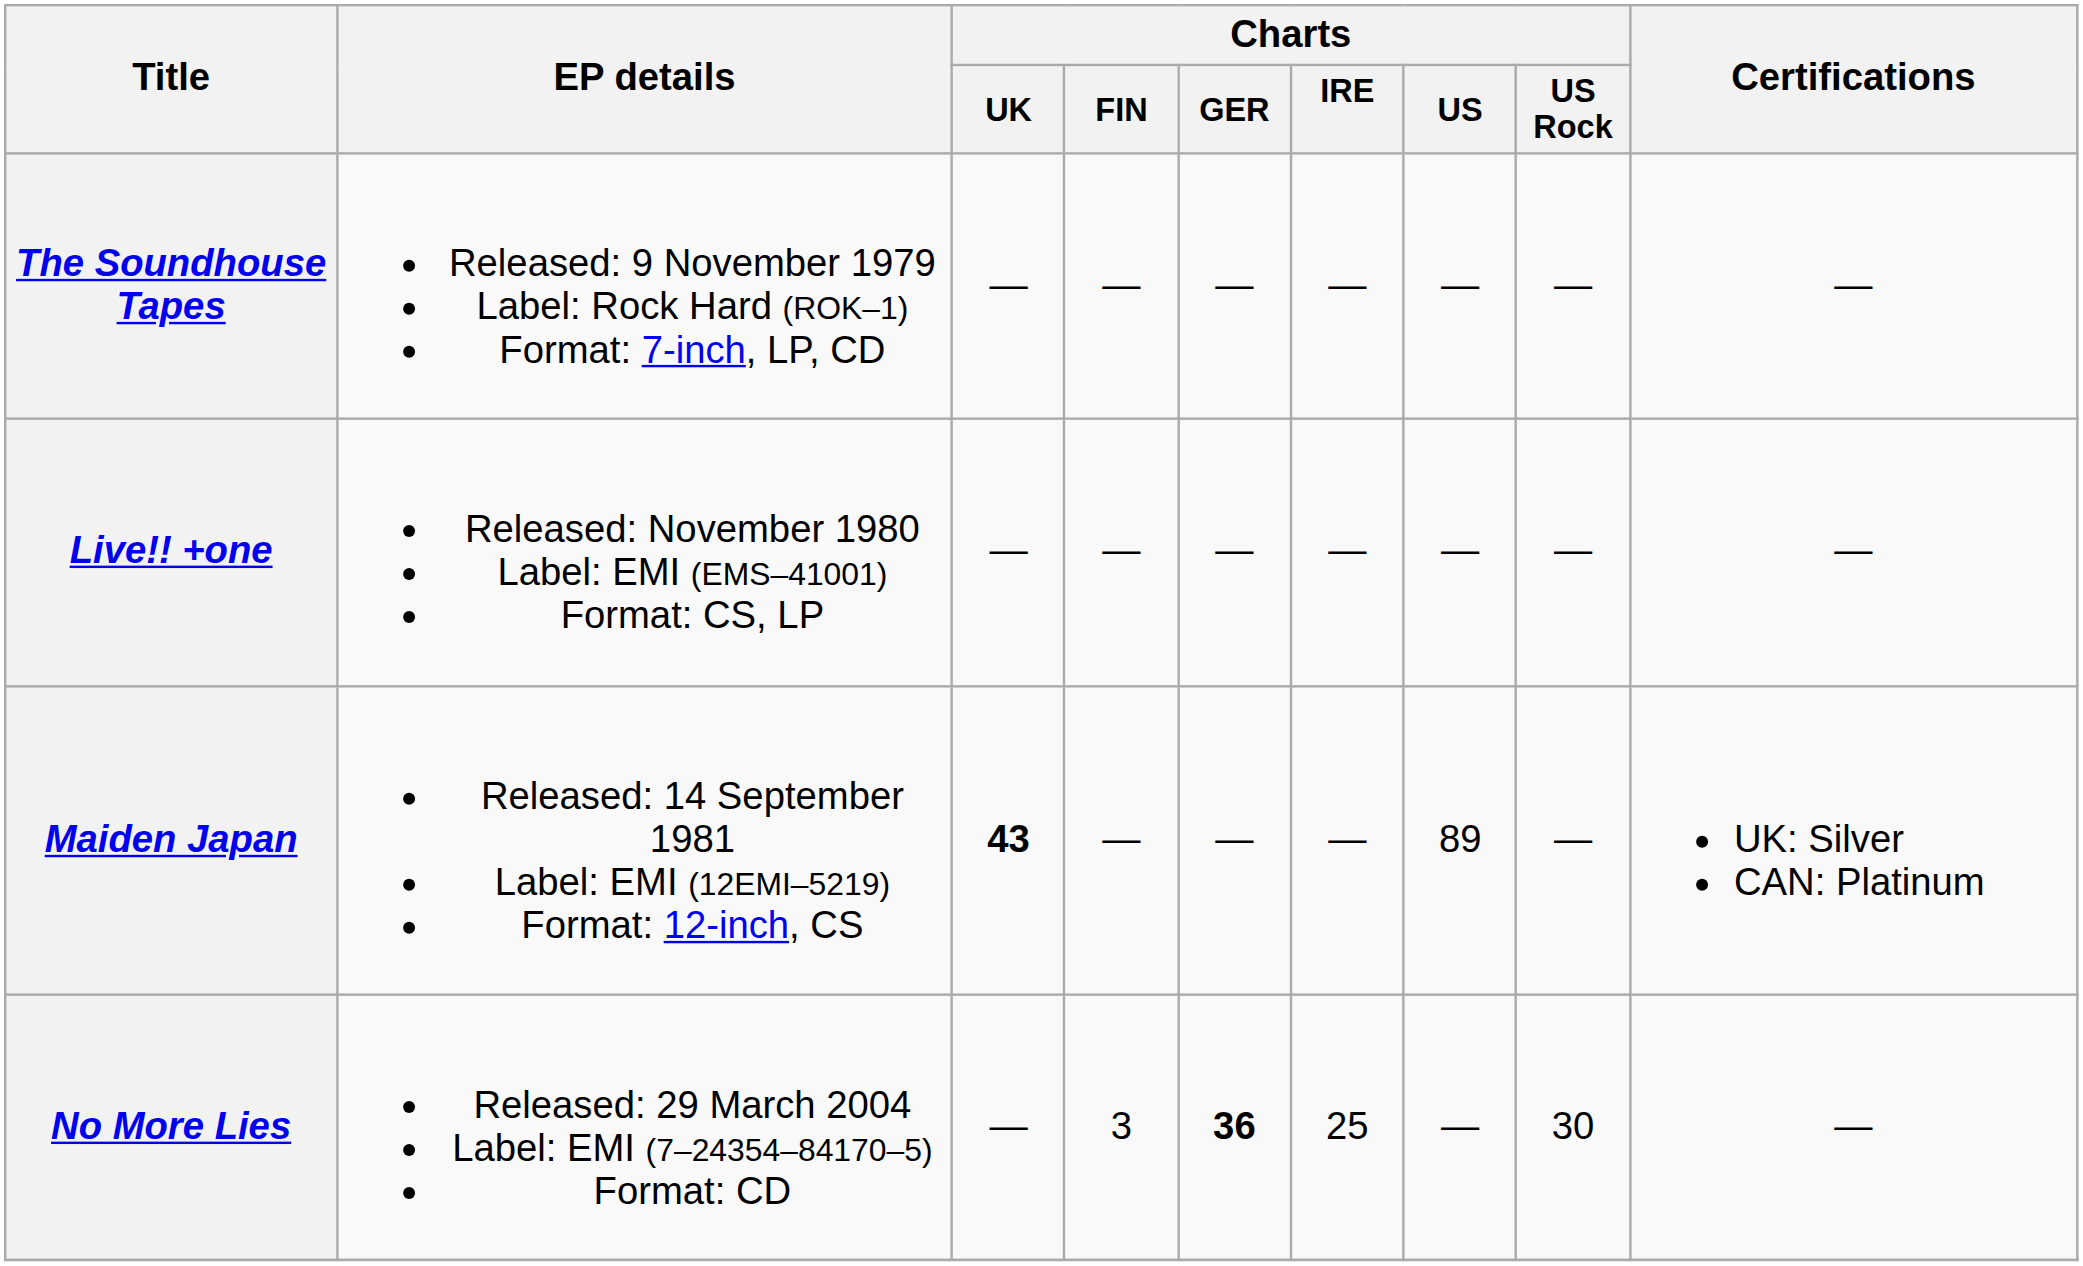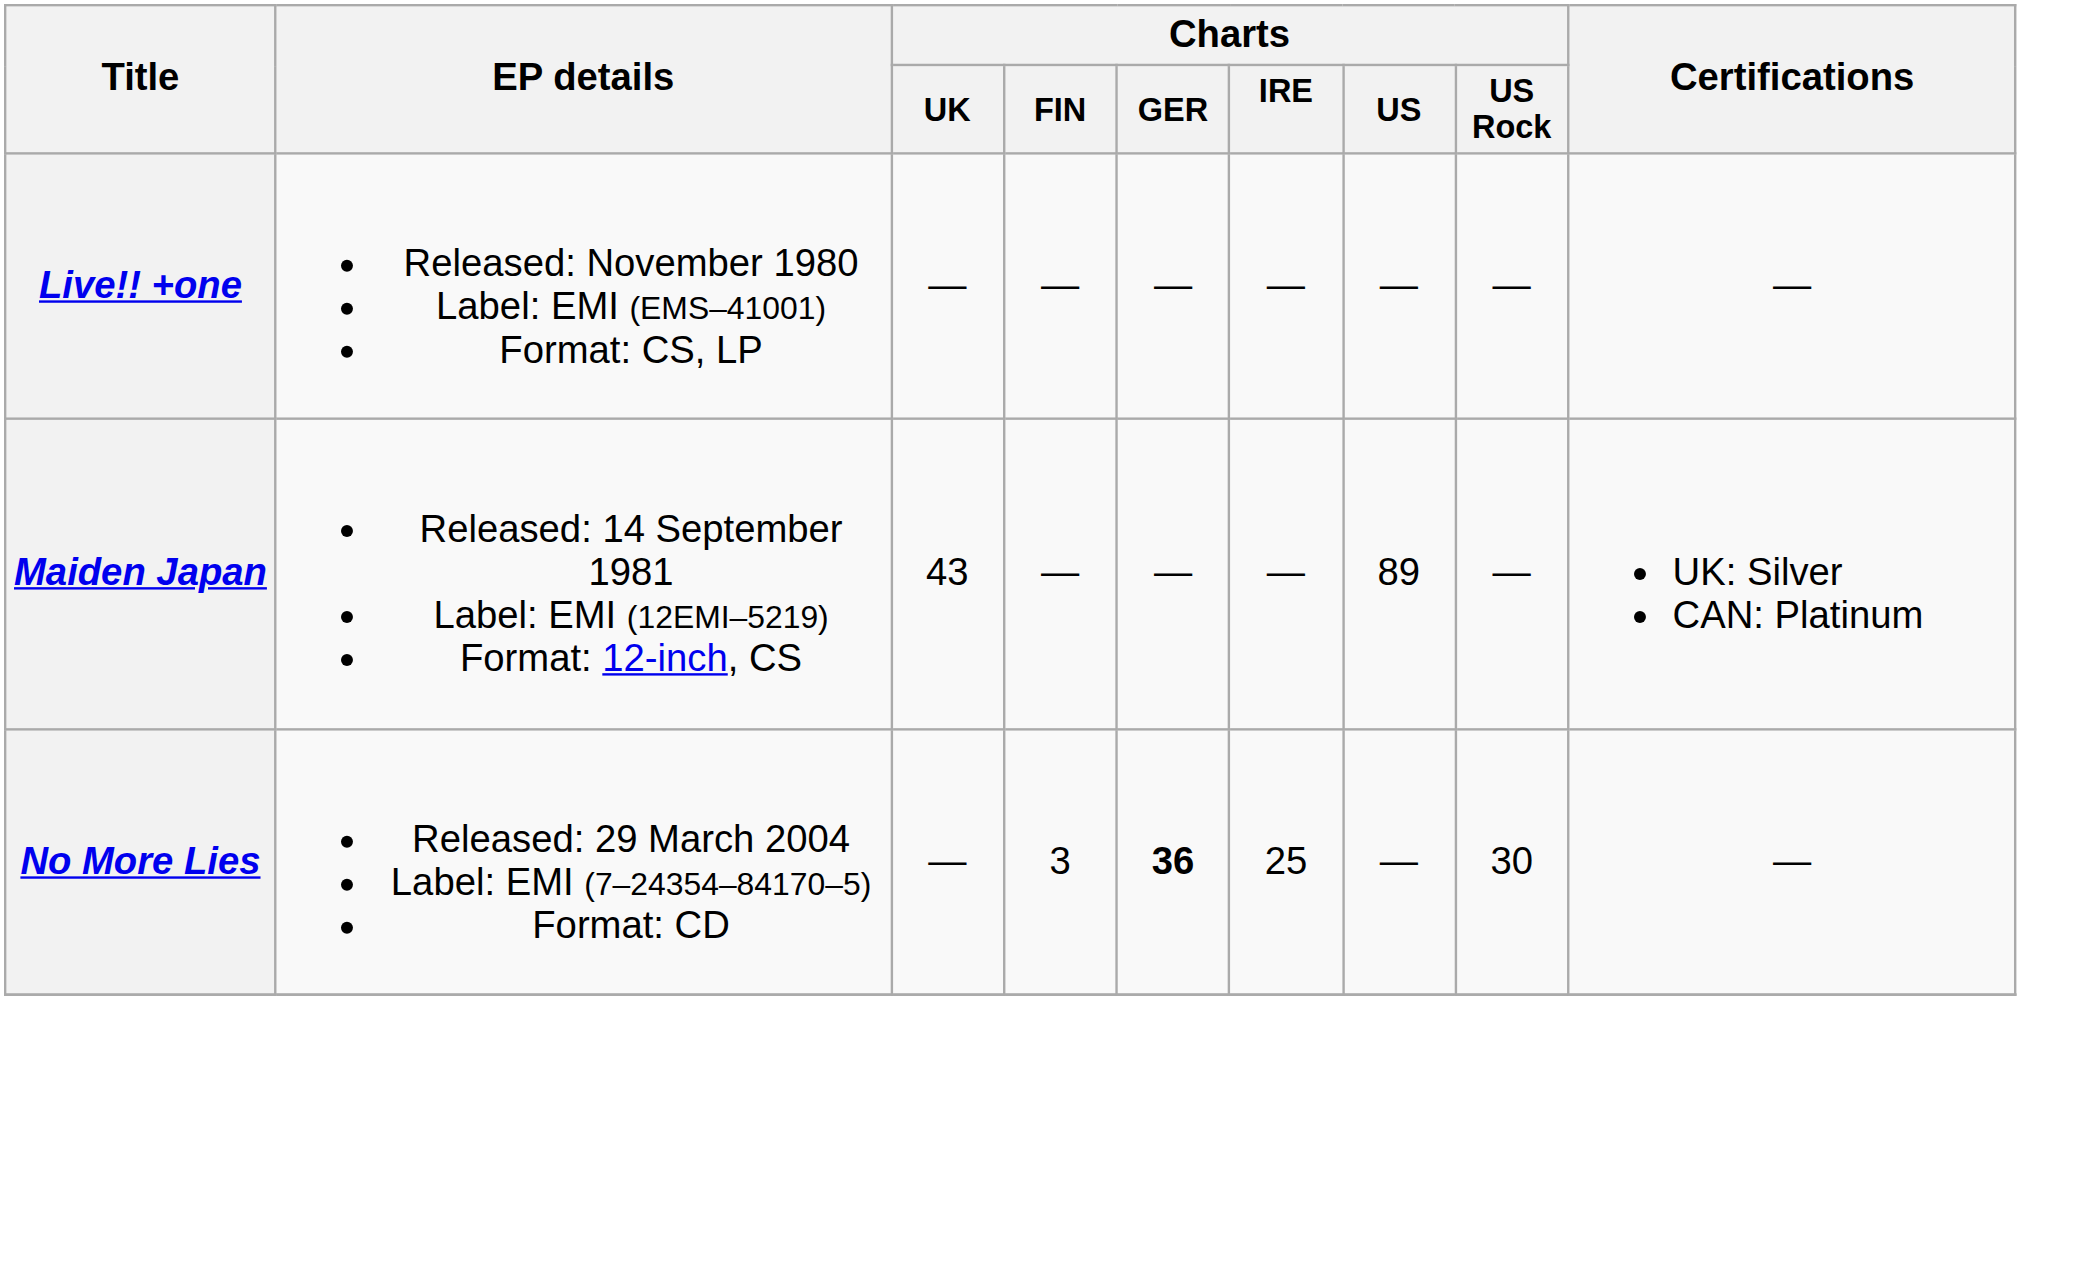- row: (171, 285)
(1009, 839) bold -> (947, 573) normal
